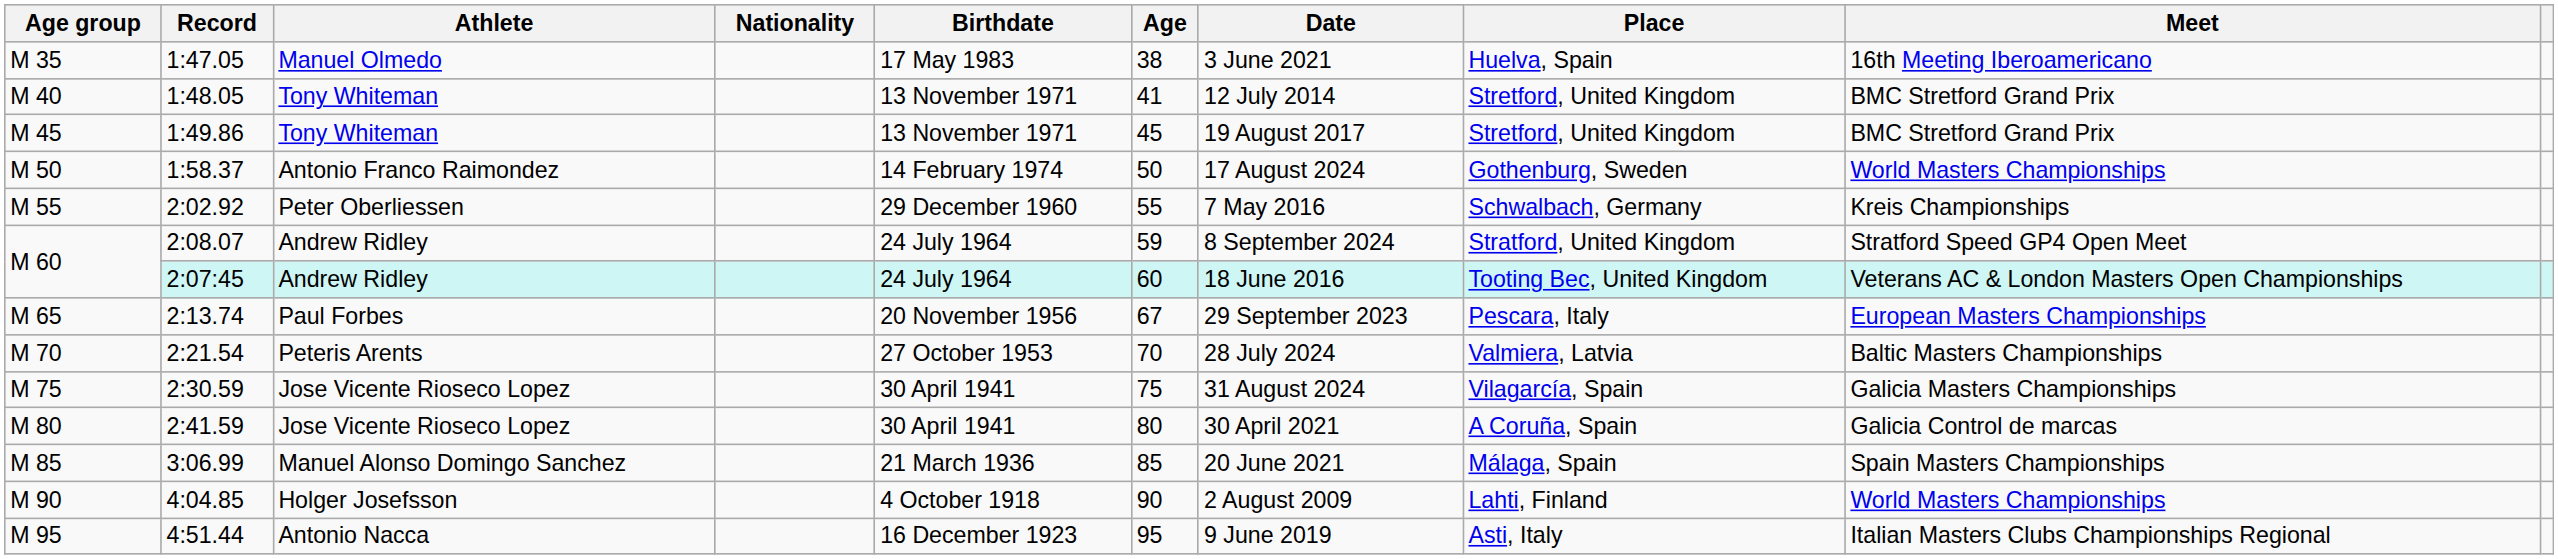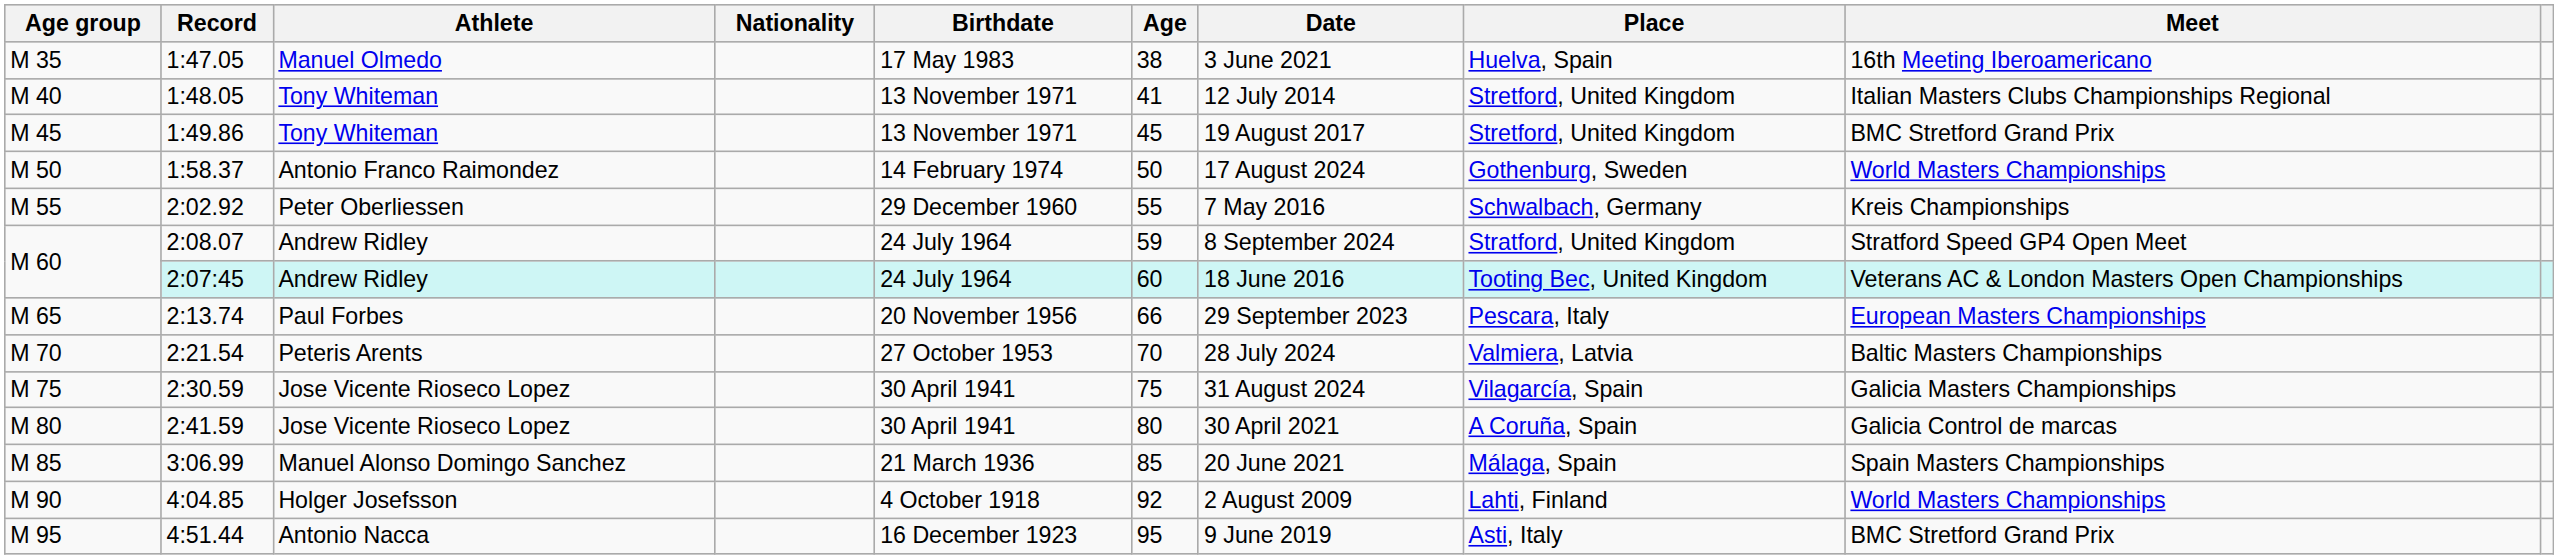(1982, 97) BMC Stretford Grand Prix -> (2091, 97) Italian Masters Clubs Championships Regional
(1150, 317) 67 -> (1150, 317) 66
(1150, 500) 90 -> (1150, 500) 92
(2091, 536) Italian Masters Clubs Championships Regional -> (1982, 536) BMC Stretford Grand Prix
